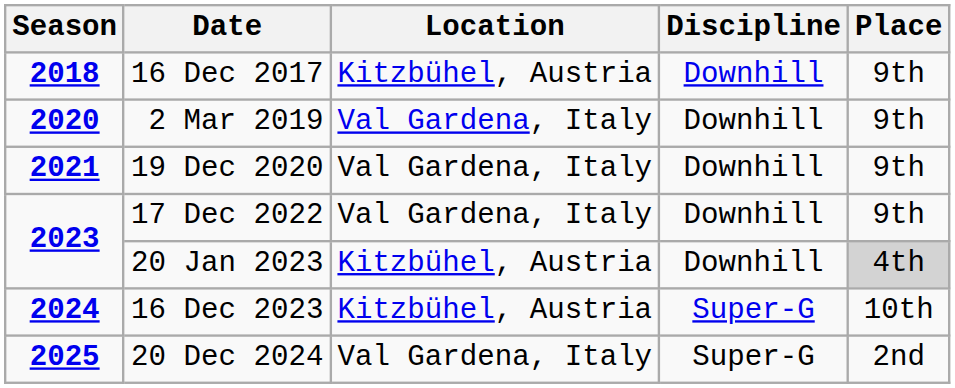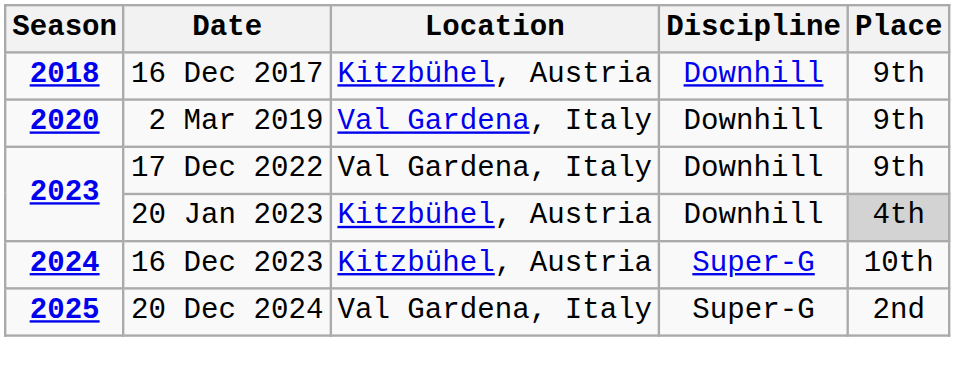- row: (227, 170)
